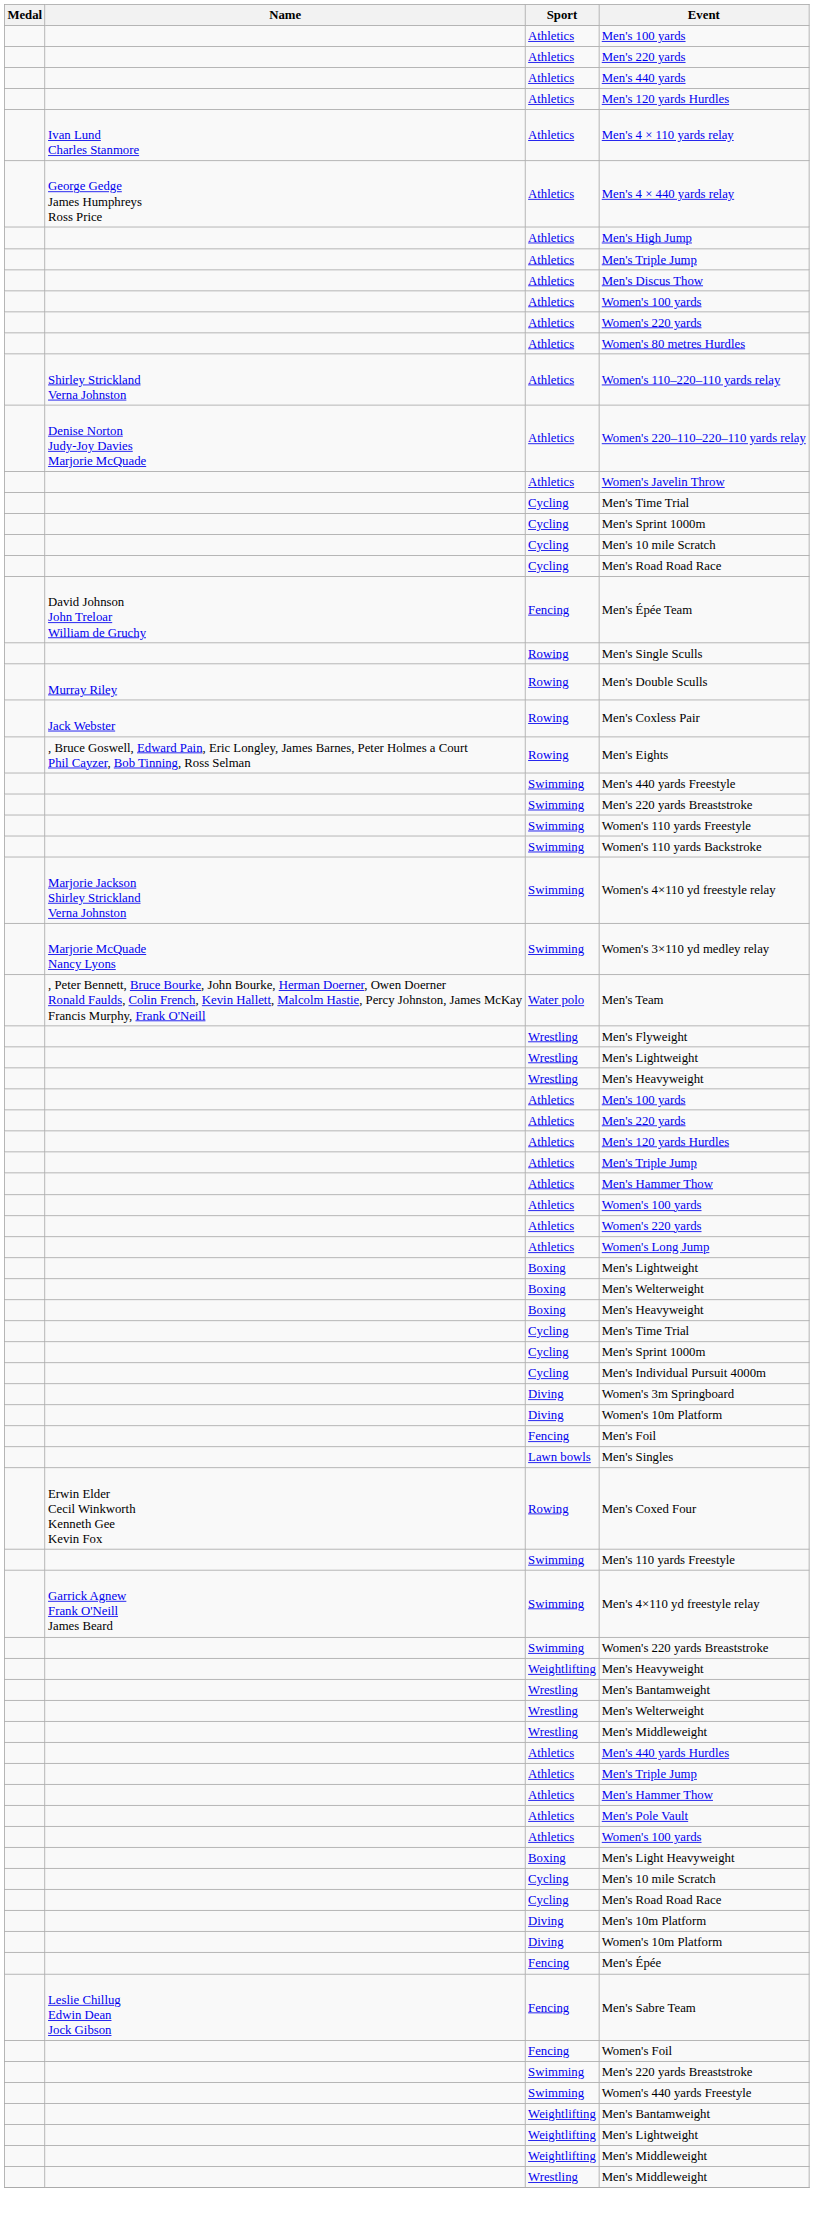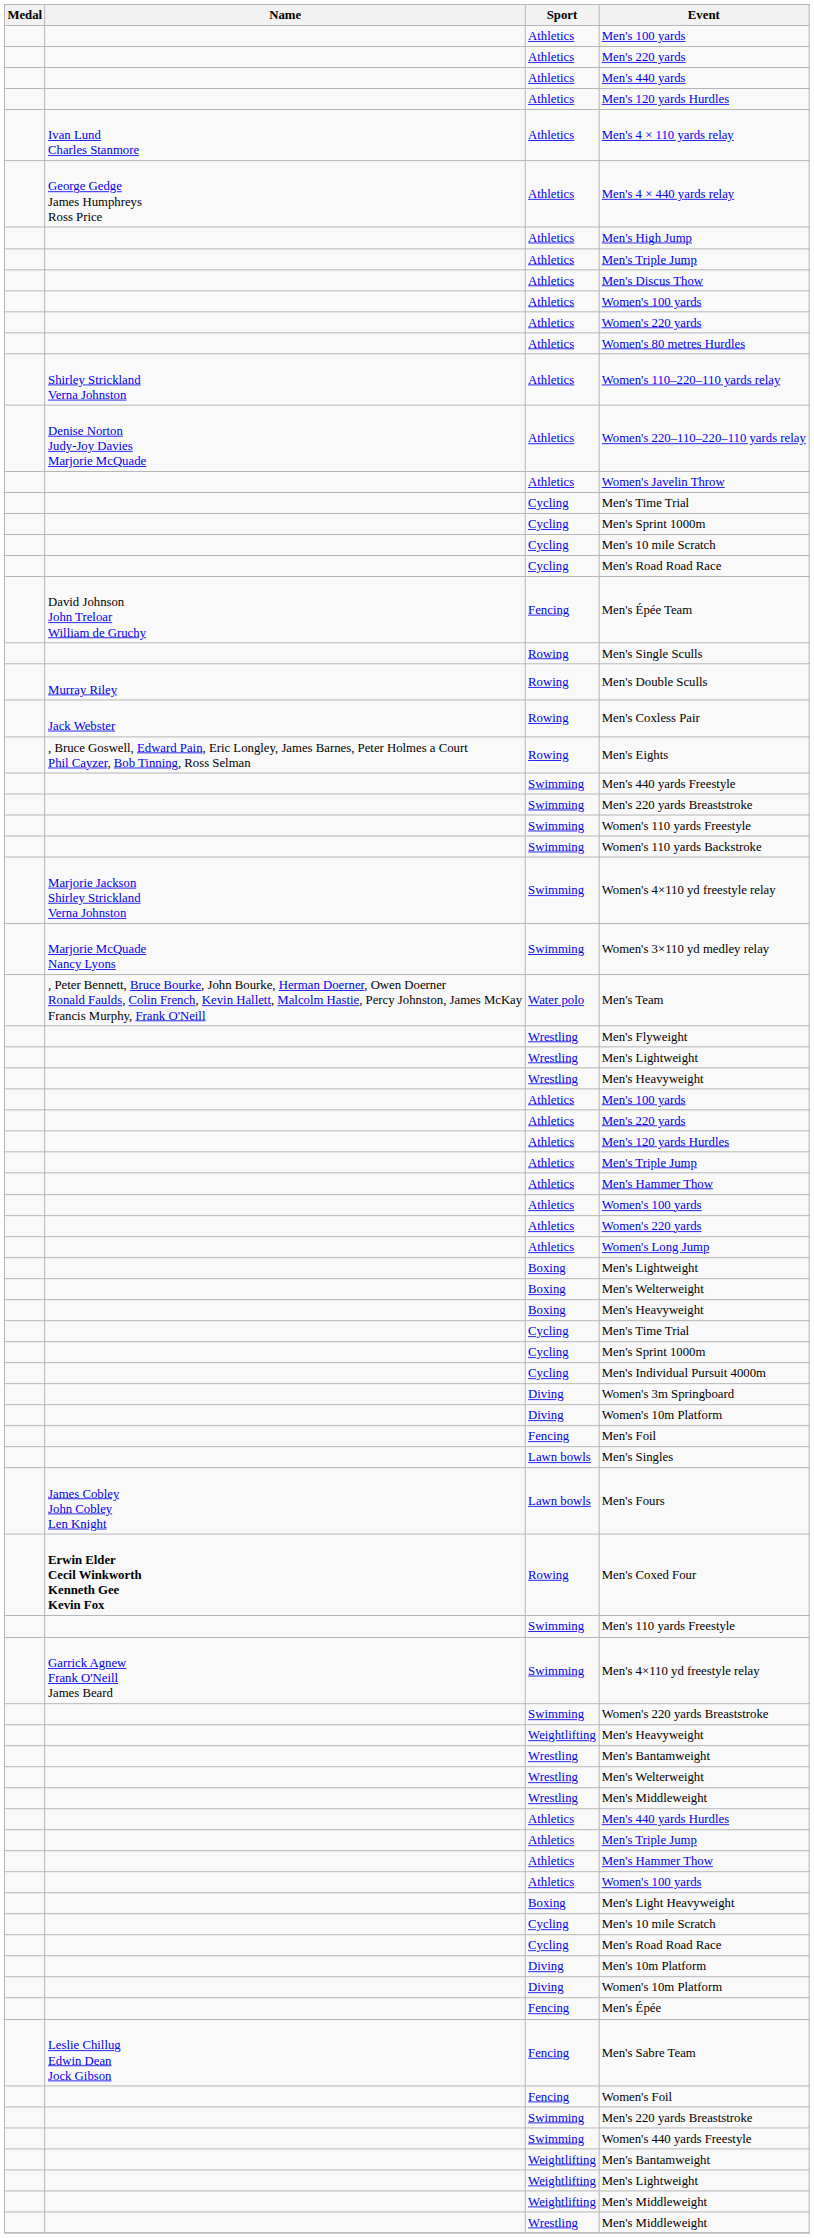+ row: (559, 1501)
(92, 1516) normal -> (95, 1582) bold
- row: (551, 1816)
